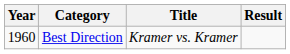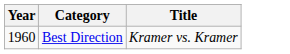- column: (263, 15)
